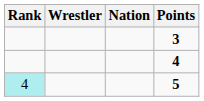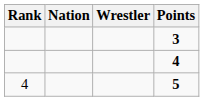columns swapped: (75, 15) <-> (129, 15)
(25, 84) paleturquoise background -> (25, 84) no background
